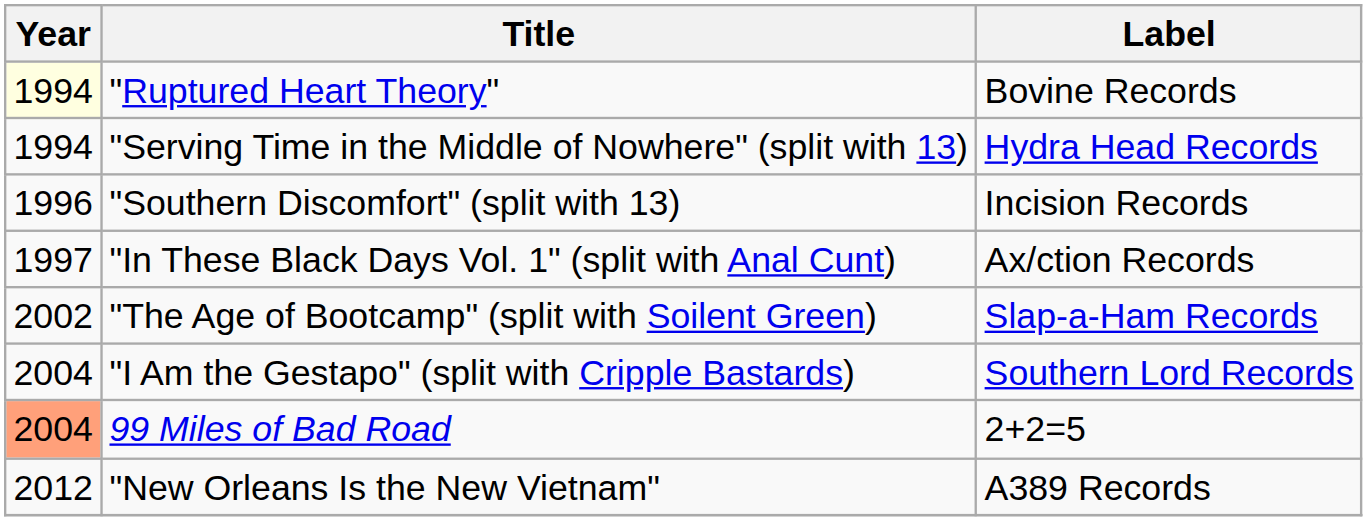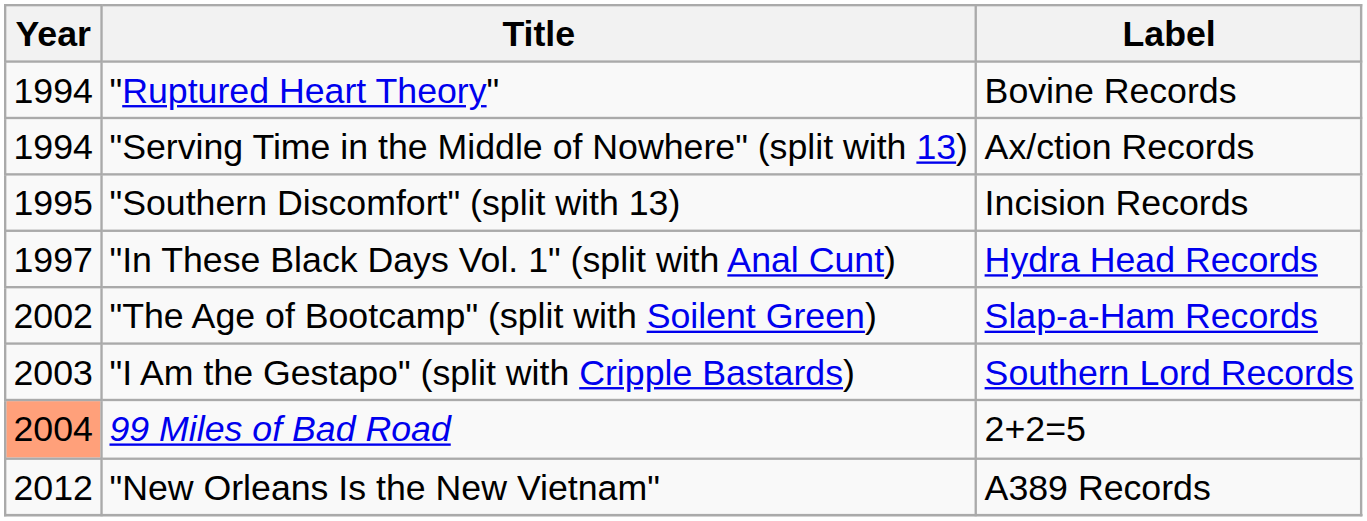(53, 90) lightyellow background -> (53, 90) no background
(1151, 147) Hydra Head Records -> (1119, 147) Ax/ction Records
(53, 203) 1996 -> (53, 203) 1995
(1119, 260) Ax/ction Records -> (1151, 260) Hydra Head Records
(53, 373) 2004 -> (53, 373) 2003
